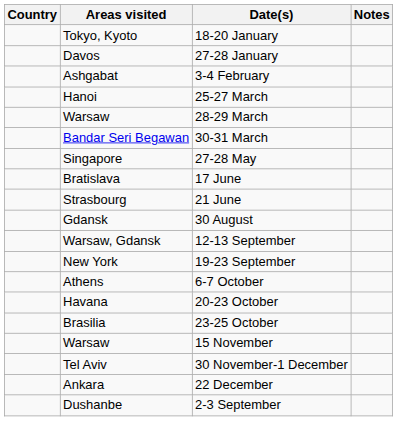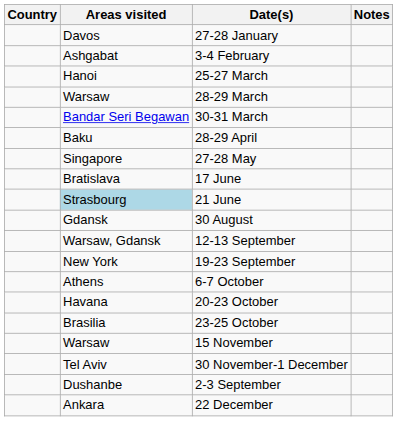- row: (237, 35)
+ row: (226, 138)
(95, 199) no background -> (95, 199) lightblue background
rows swapped: (234, 384) <-> (238, 405)
